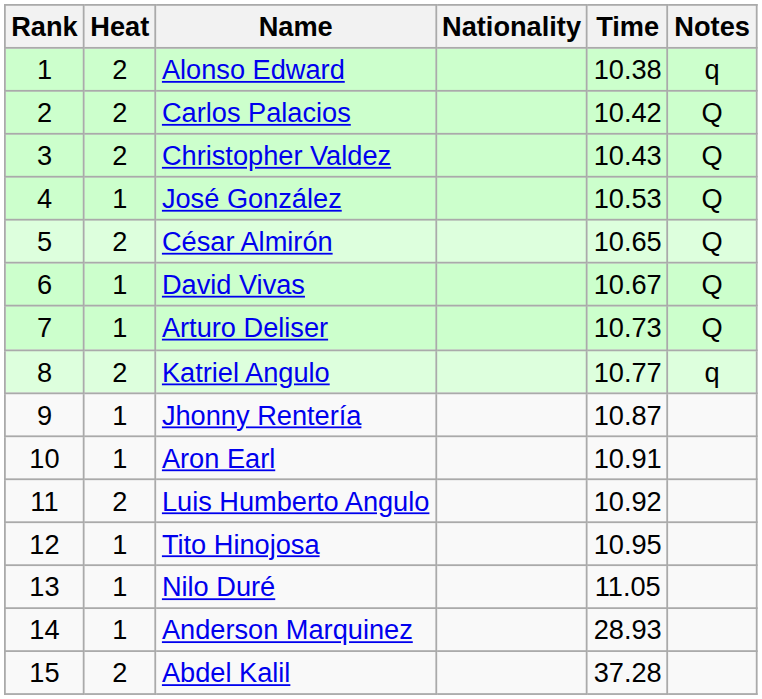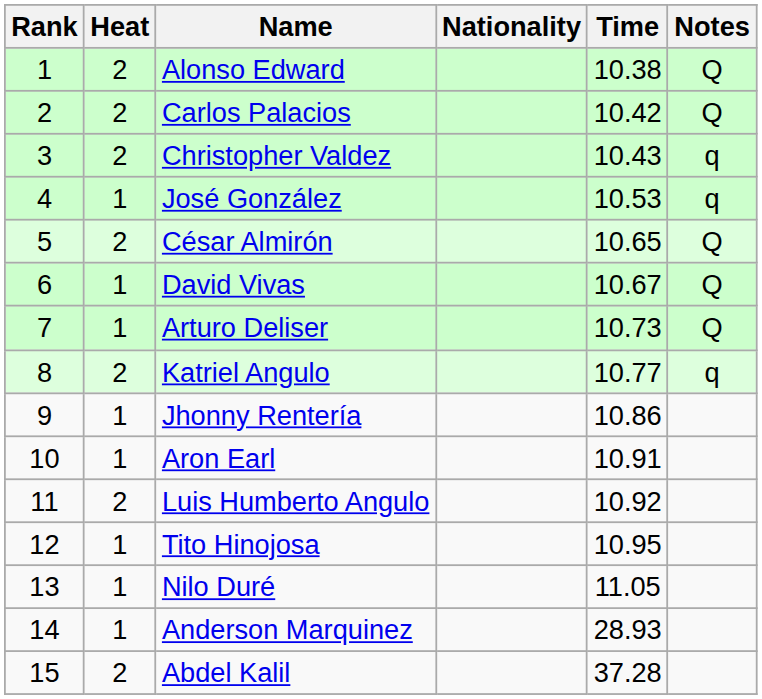(712, 70) q -> (712, 70) Q
(712, 156) Q -> (712, 156) q
(712, 199) Q -> (712, 199) q
(628, 414) 10.87 -> (628, 414) 10.86
